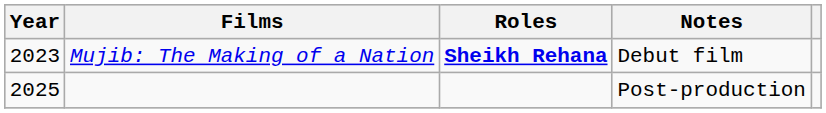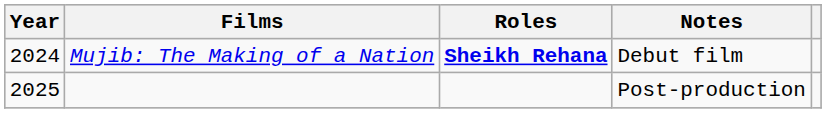(35, 56) 2023 -> (35, 56) 2024
